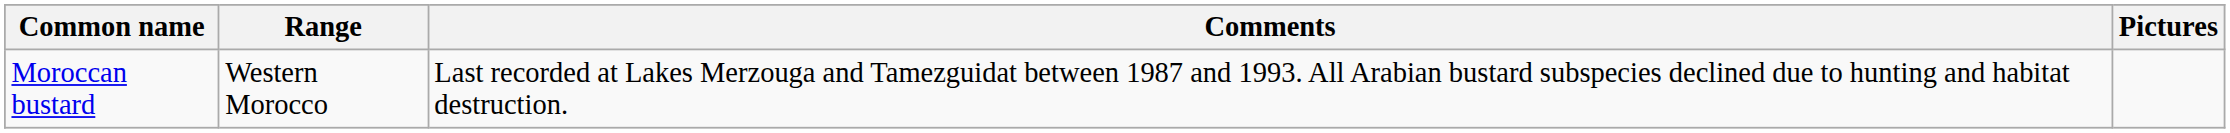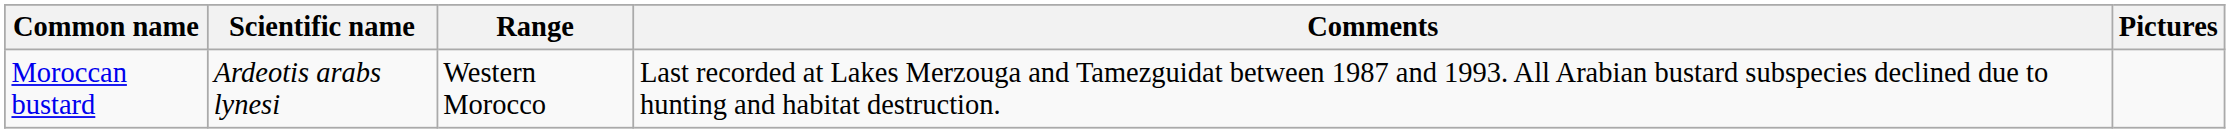+ column: (322, 27)
